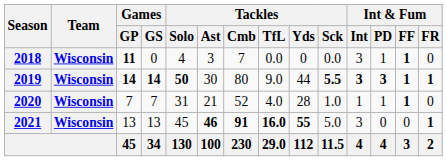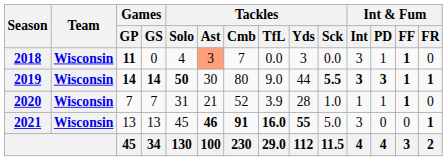(211, 58) no background -> (211, 58) lightsalmon background
(303, 58) 0 -> (303, 58) 3
(274, 101) 4.0 -> (274, 101) 3.9
